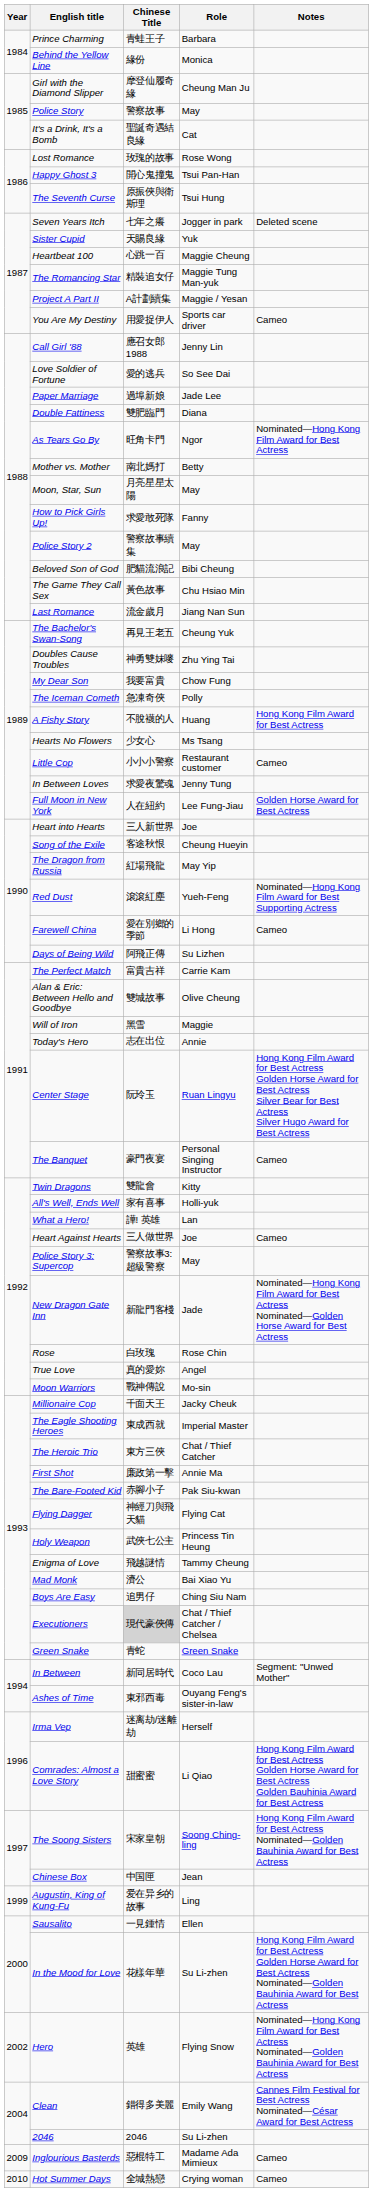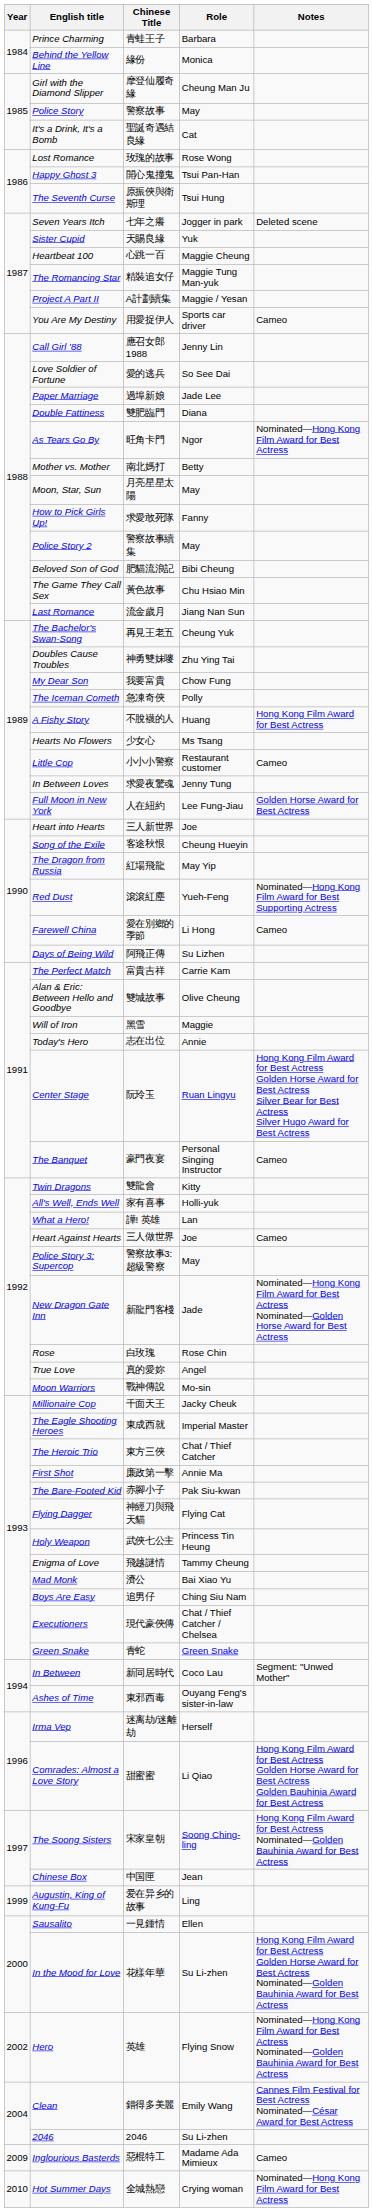(150, 1624) lightgrey background -> (150, 1624) no background
(272, 2179) Cameo -> (308, 2189) Nominated—Hong Kong Film Award for Best Actress
